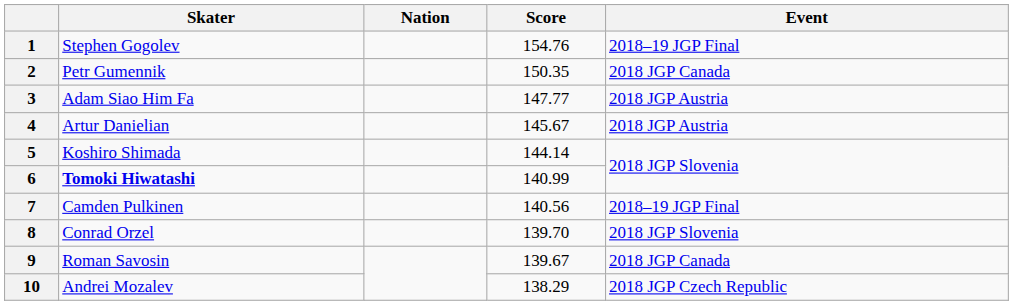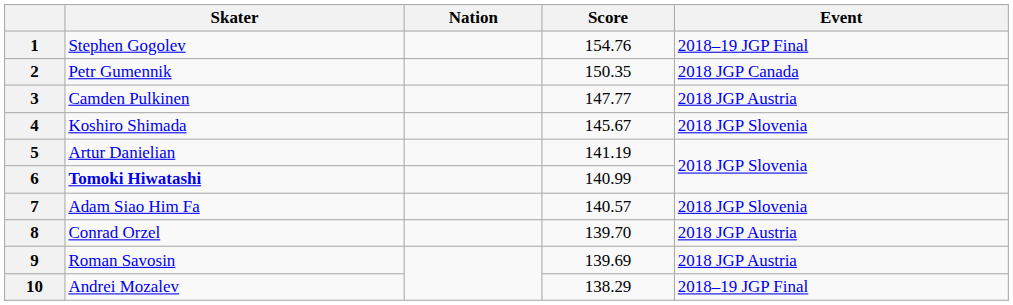(128, 98) Adam Siao Him Fa -> (129, 98) Camden Pulkinen
(116, 125) Artur Danielian -> (128, 125) Koshiro Shimada
(669, 125) 2018 JGP Austria -> (743, 125) 2018 JGP Slovenia
(121, 152) Koshiro Shimada -> (122, 152) Artur Danielian
(546, 152) 144.14 -> (608, 152) 141.19
(123, 206) Camden Pulkinen -> (134, 206) Adam Siao Him Fa
(546, 206) 140.56 -> (608, 206) 140.57
(674, 206) 2018–19 JGP Final -> (743, 206) 2018 JGP Slovenia
(674, 233) 2018 JGP Slovenia -> (737, 233) 2018 JGP Austria
(546, 260) 139.67 -> (608, 260) 139.69
(669, 260) 2018 JGP Canada -> (737, 260) 2018 JGP Austria
(698, 286) 2018 JGP Czech Republic -> (743, 286) 2018–19 JGP Final
